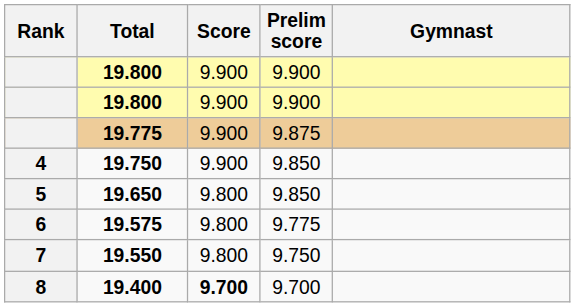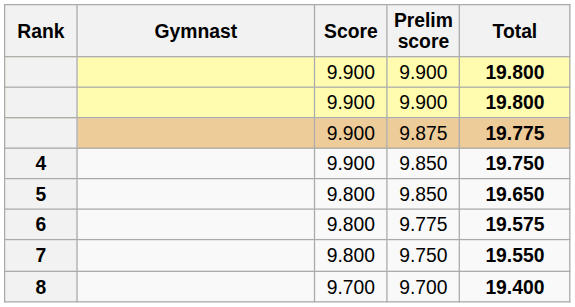columns swapped: (451, 31) <-> (132, 31)
(224, 286) bold -> (351, 286) normal
